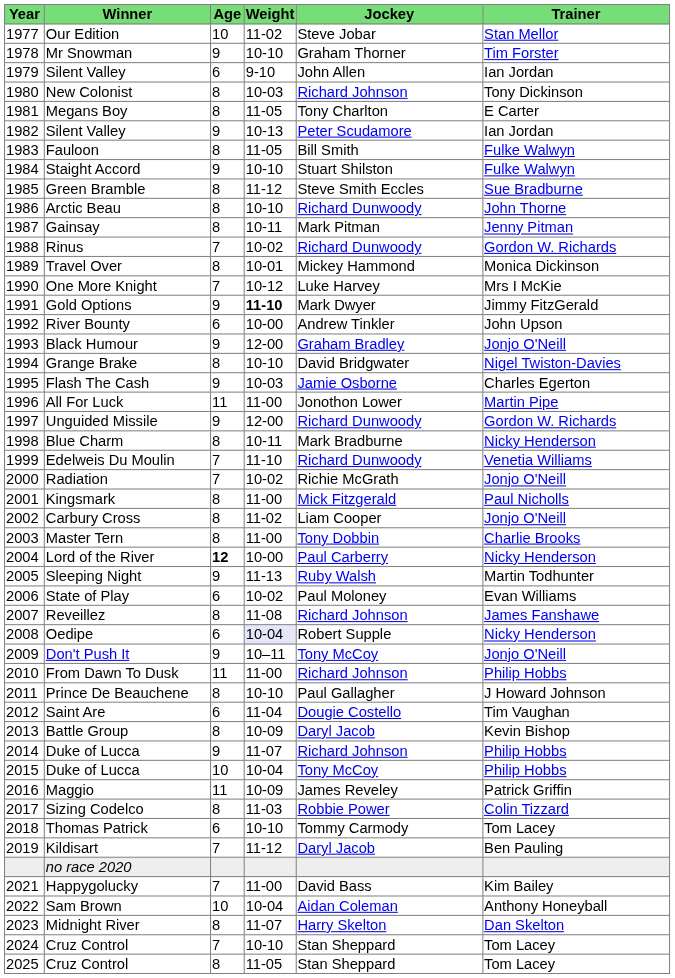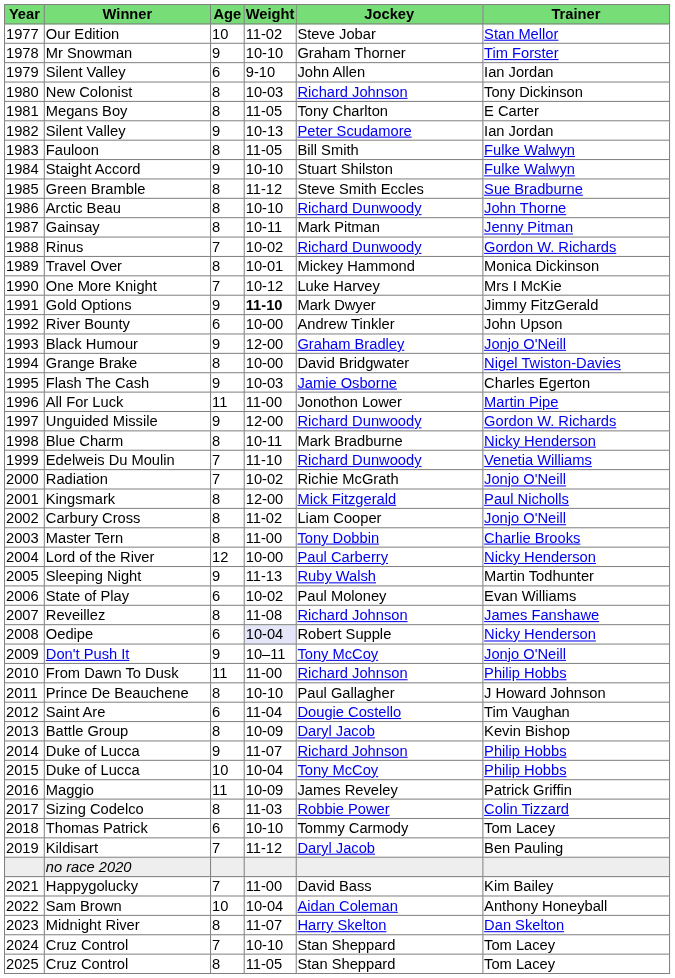(265, 363) 10-10 -> (265, 363) 10-00
(264, 499) 11-00 -> (265, 499) 12-00
(220, 557) bold -> (220, 557) normal
